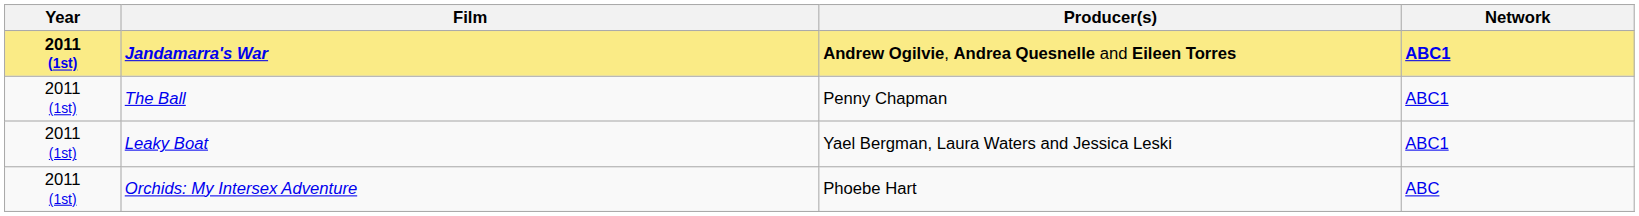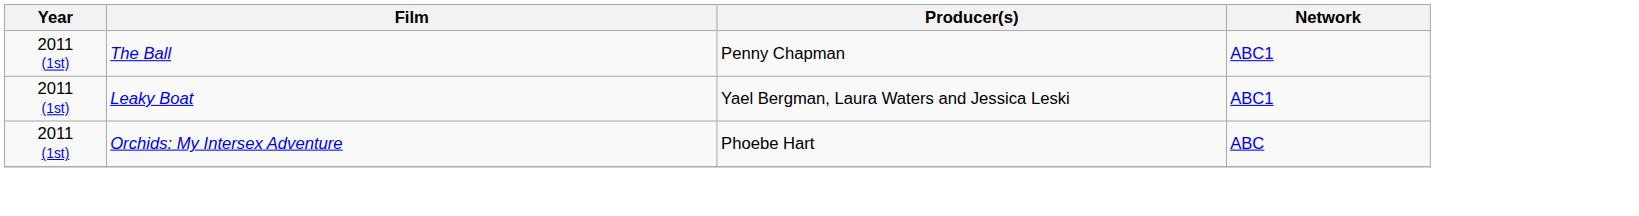- row: (196, 53)
